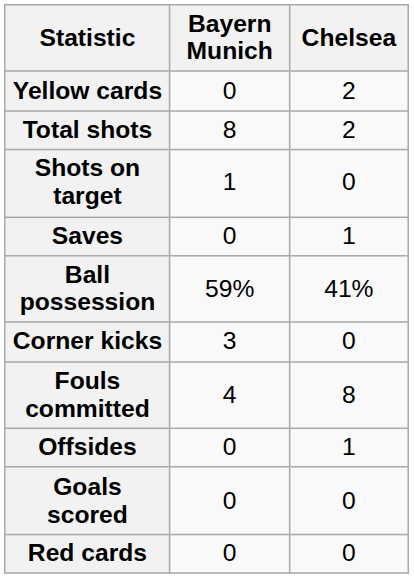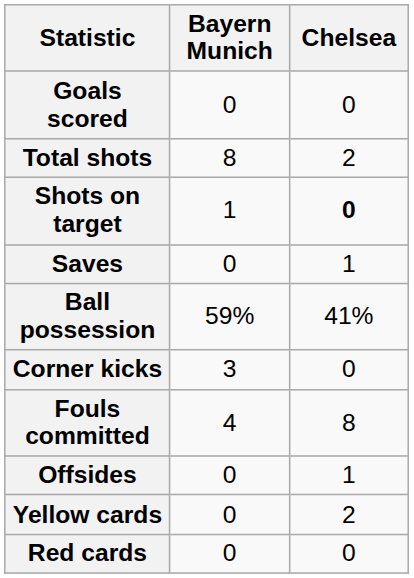rows swapped: (87, 500) <-> (87, 90)
(349, 182) normal -> (349, 210) bold
